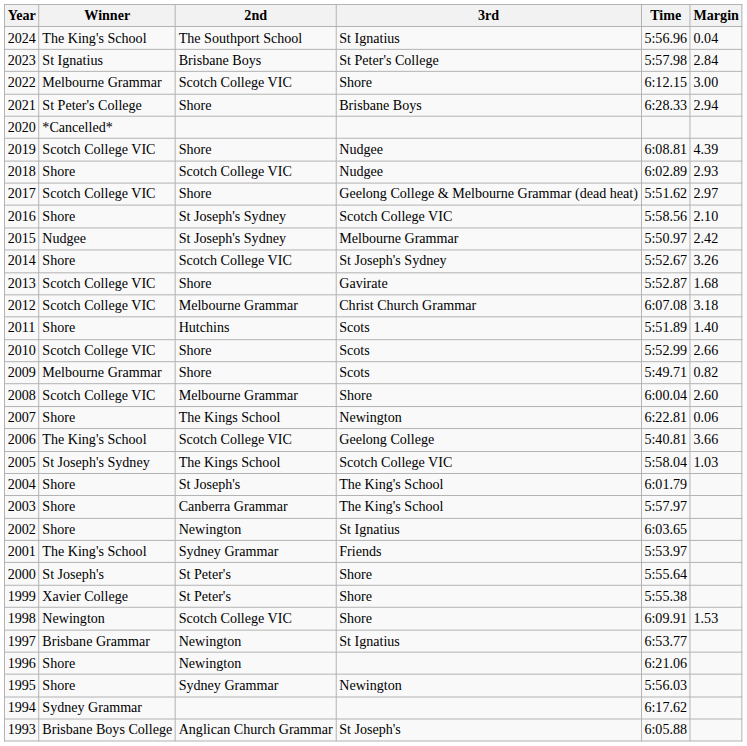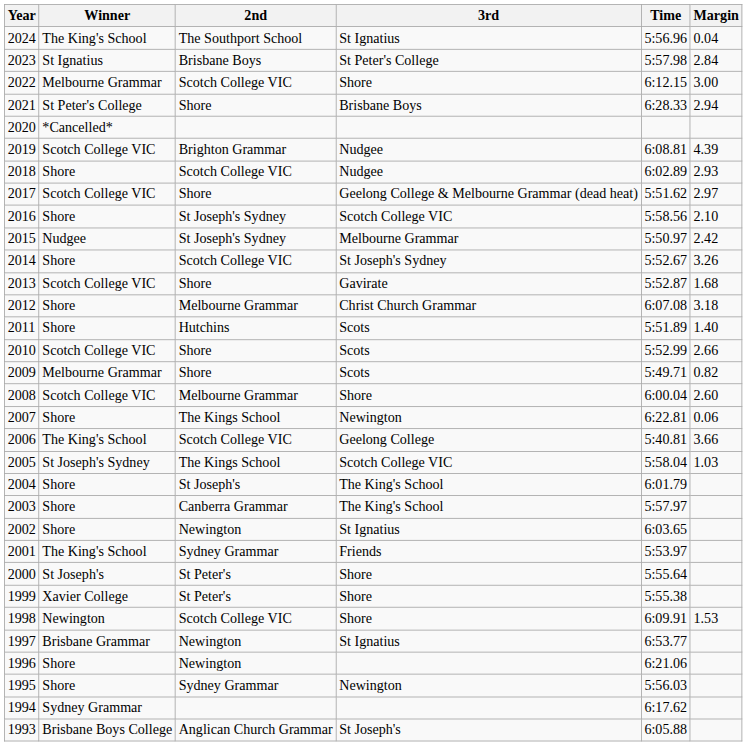(195, 149) Shore -> (232, 149) Brighton Grammar
(99, 305) Scotch College VIC -> (59, 305) Shore
